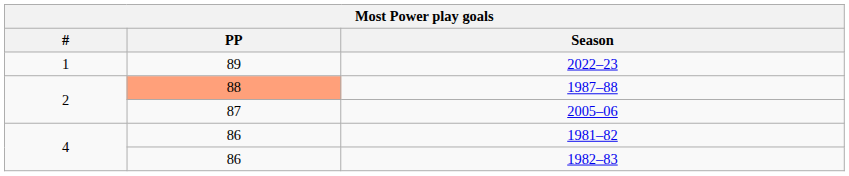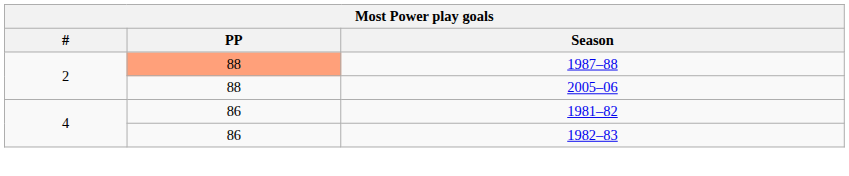- row: (592, 64)
(234, 111) 87 -> (234, 88) 88
